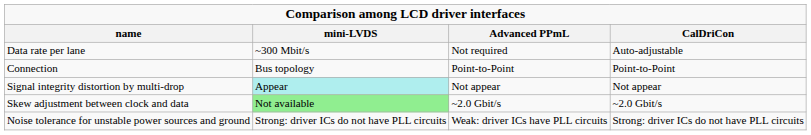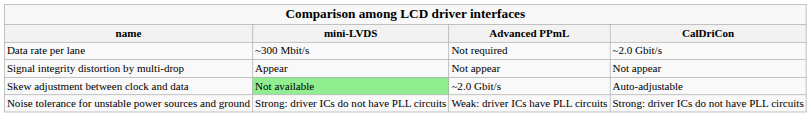(648, 51) Auto-adjustable -> (637, 51) ~2.0 Gbit/s
- row: (32, 68)
(271, 86) paleturquoise background -> (271, 68) no background
(637, 103) ~2.0 Gbit/s -> (648, 86) Auto-adjustable
